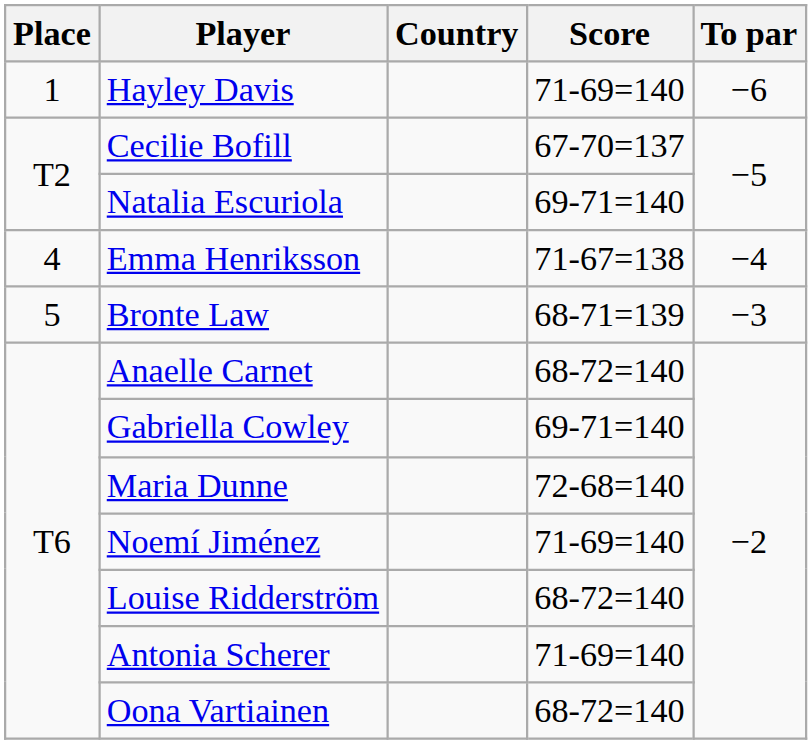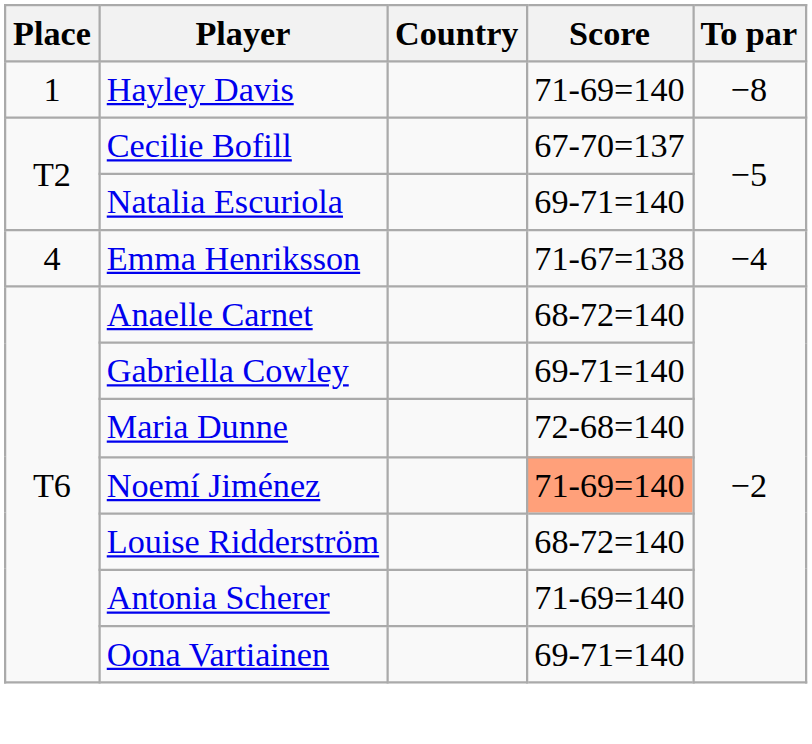(749, 89) −6 -> (749, 89) −8
- row: (188, 314)
(609, 540) no background -> (609, 484) lightsalmon background
(609, 709) 68-72=140 -> (609, 653) 69-71=140
